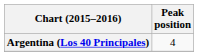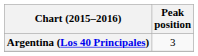(173, 42) 4 -> (173, 42) 3
